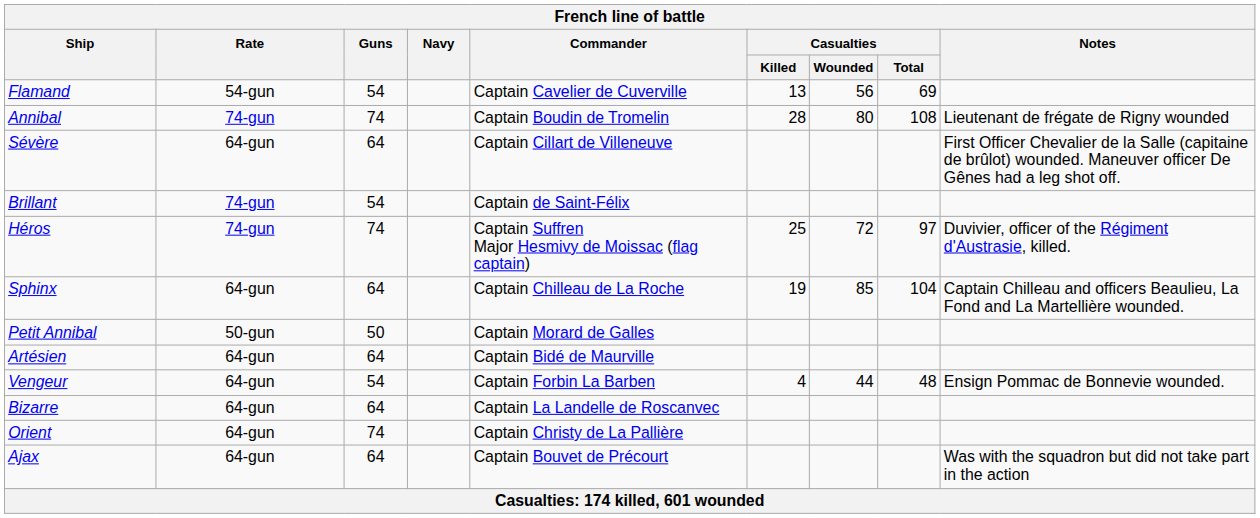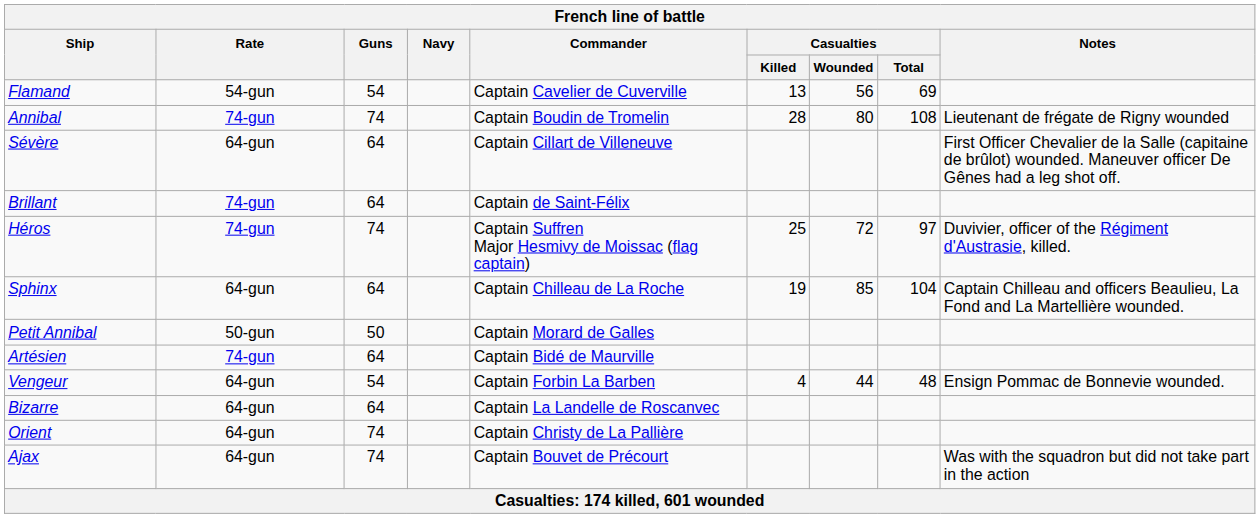(376, 203) 54 -> (376, 203) 64
(250, 357) 64-gun -> (250, 357) 74-gun
(376, 457) 64 -> (376, 457) 74
